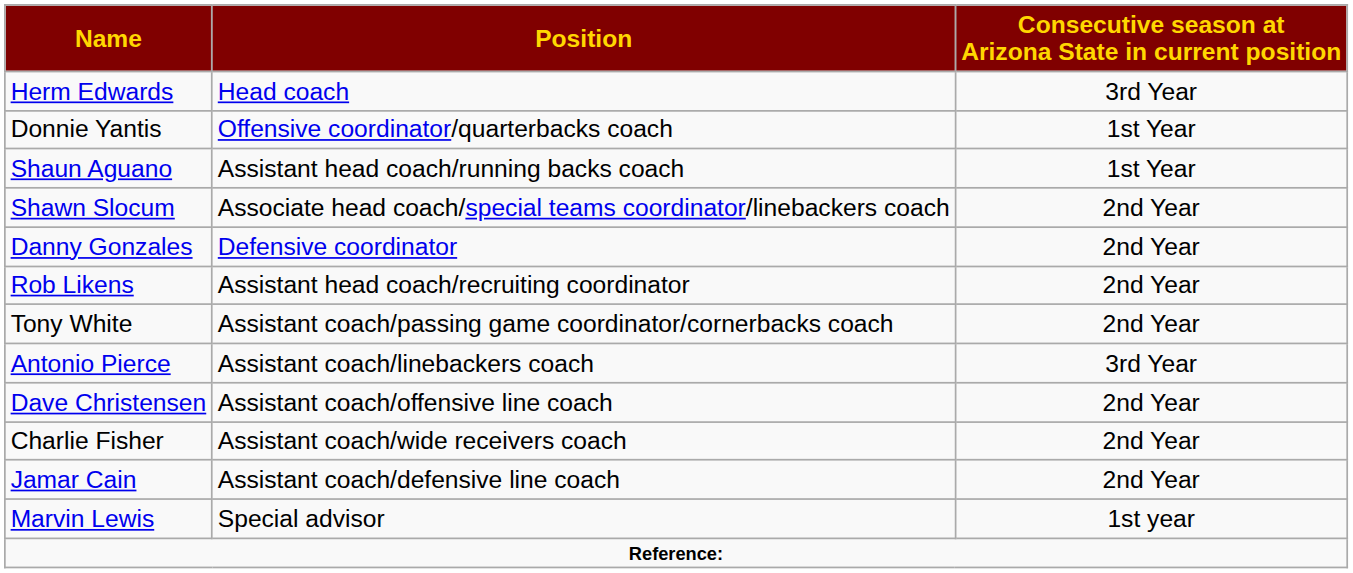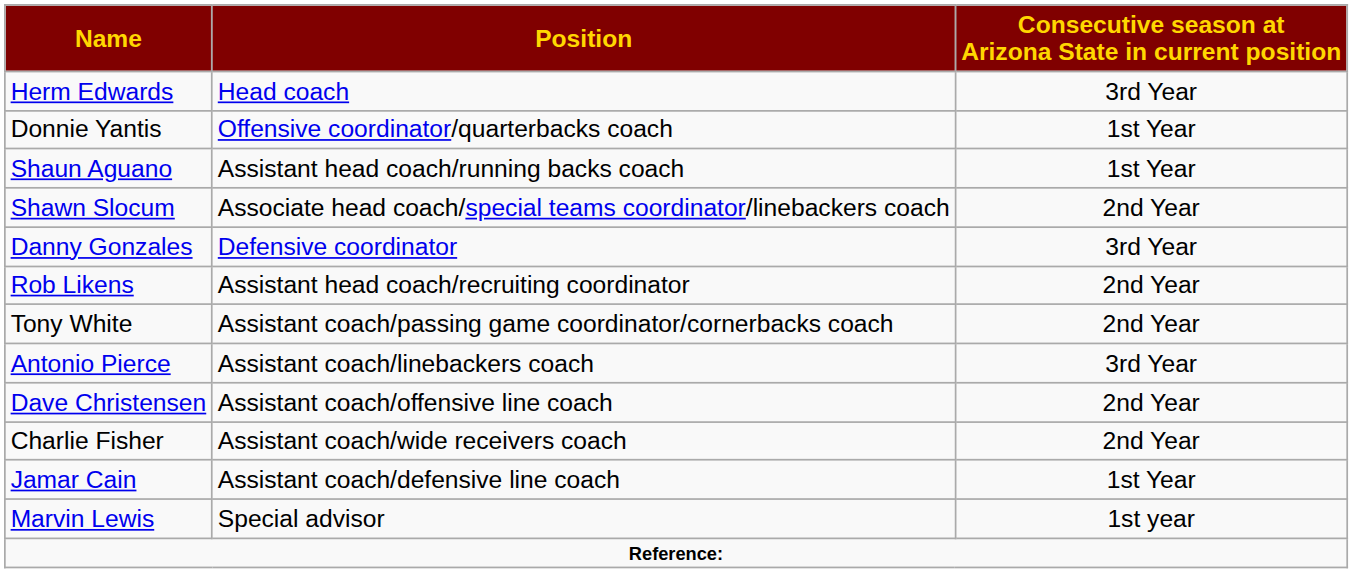(1151, 247) 2nd Year -> (1151, 247) 3rd Year
(1151, 480) 2nd Year -> (1151, 480) 1st Year
